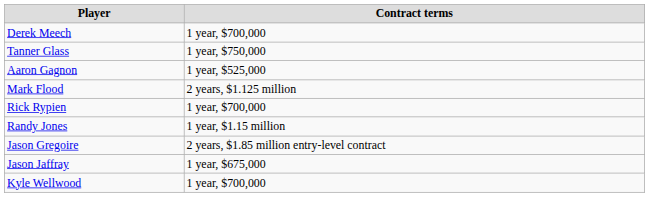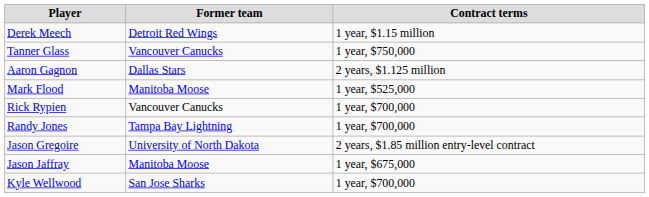+ column: (229, 13)
(226, 32) 1 year, $700,000 -> (385, 32) 1 year, $1.15 million
(226, 70) 1 year, $525,000 -> (391, 70) 2 years, $1.125 million
(241, 88) 2 years, $1.125 million -> (375, 88) 1 year, $525,000
(236, 126) 1 year, $1.15 million -> (375, 126) 1 year, $700,000
